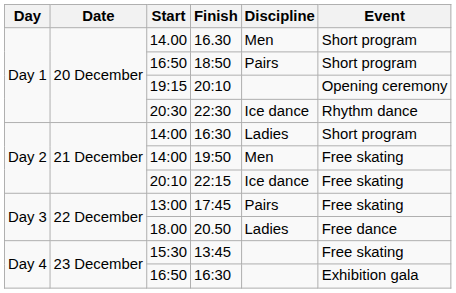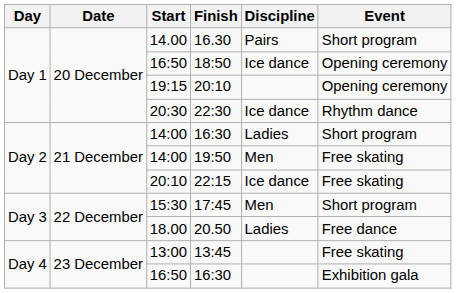(259, 39) Men -> (262, 39) Pairs
(262, 63) Pairs -> (277, 63) Ice dance
(369, 63) Short program -> (385, 63) Opening ceremony
(168, 205) 13:00 -> (168, 205) 15:30
(262, 205) Pairs -> (259, 205) Men
(363, 205) Free skating -> (369, 205) Short program
(168, 252) 15:30 -> (168, 252) 13:00
